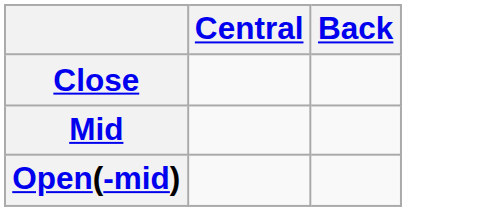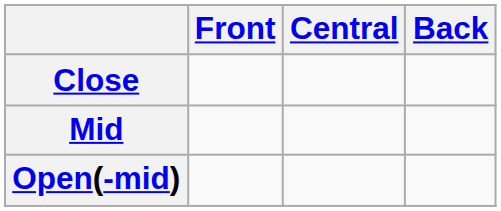+ column: (235, 29)
